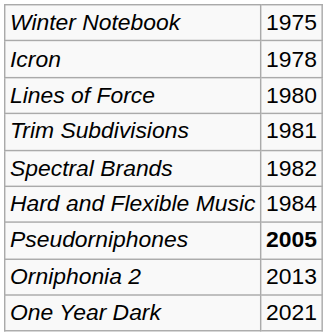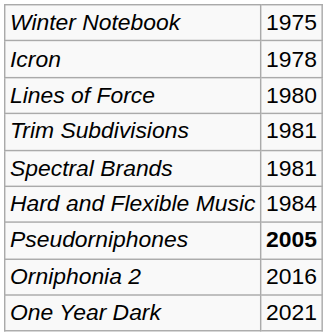(291, 167) 1982 -> (291, 167) 1981
(291, 276) 2013 -> (291, 276) 2016
